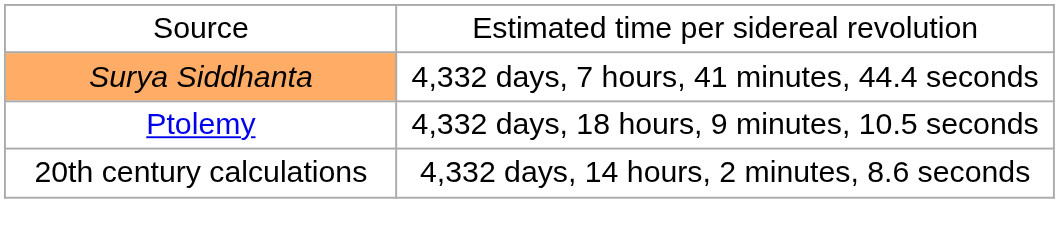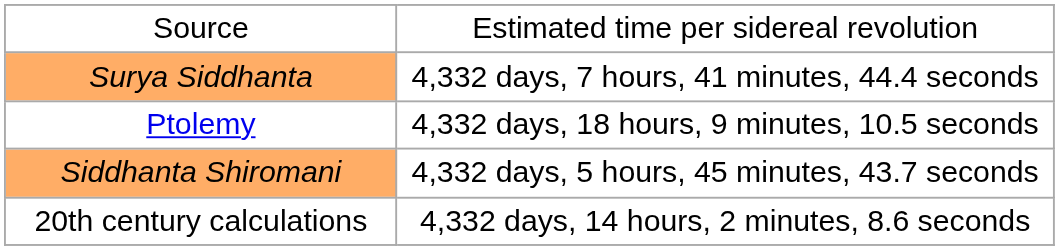+ row: (201, 172)
